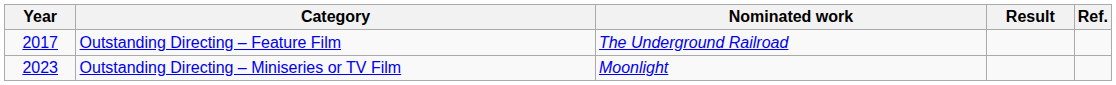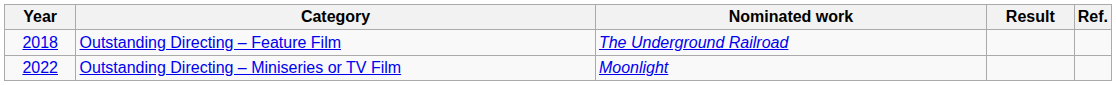(40, 42) 2017 -> (40, 42) 2018
(40, 67) 2023 -> (40, 67) 2022
